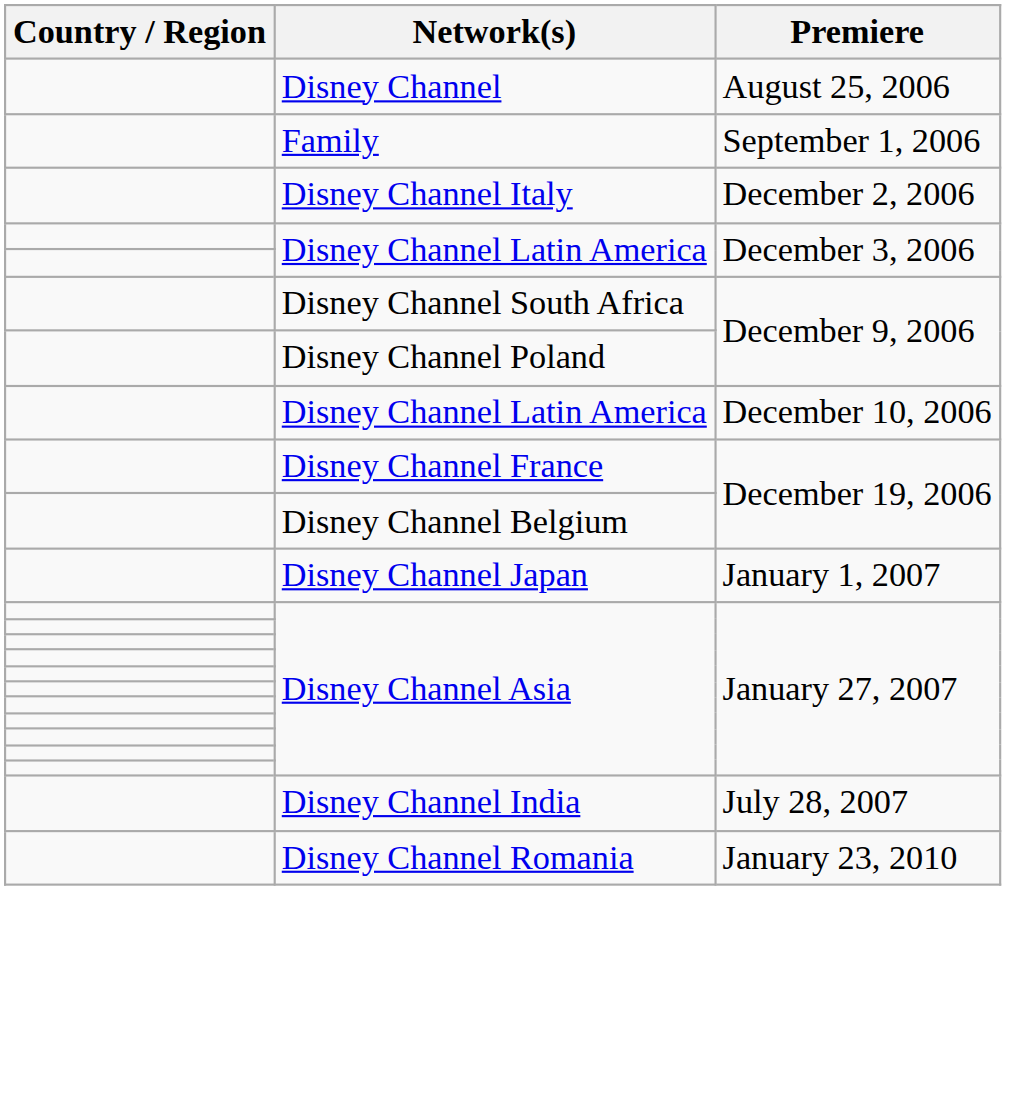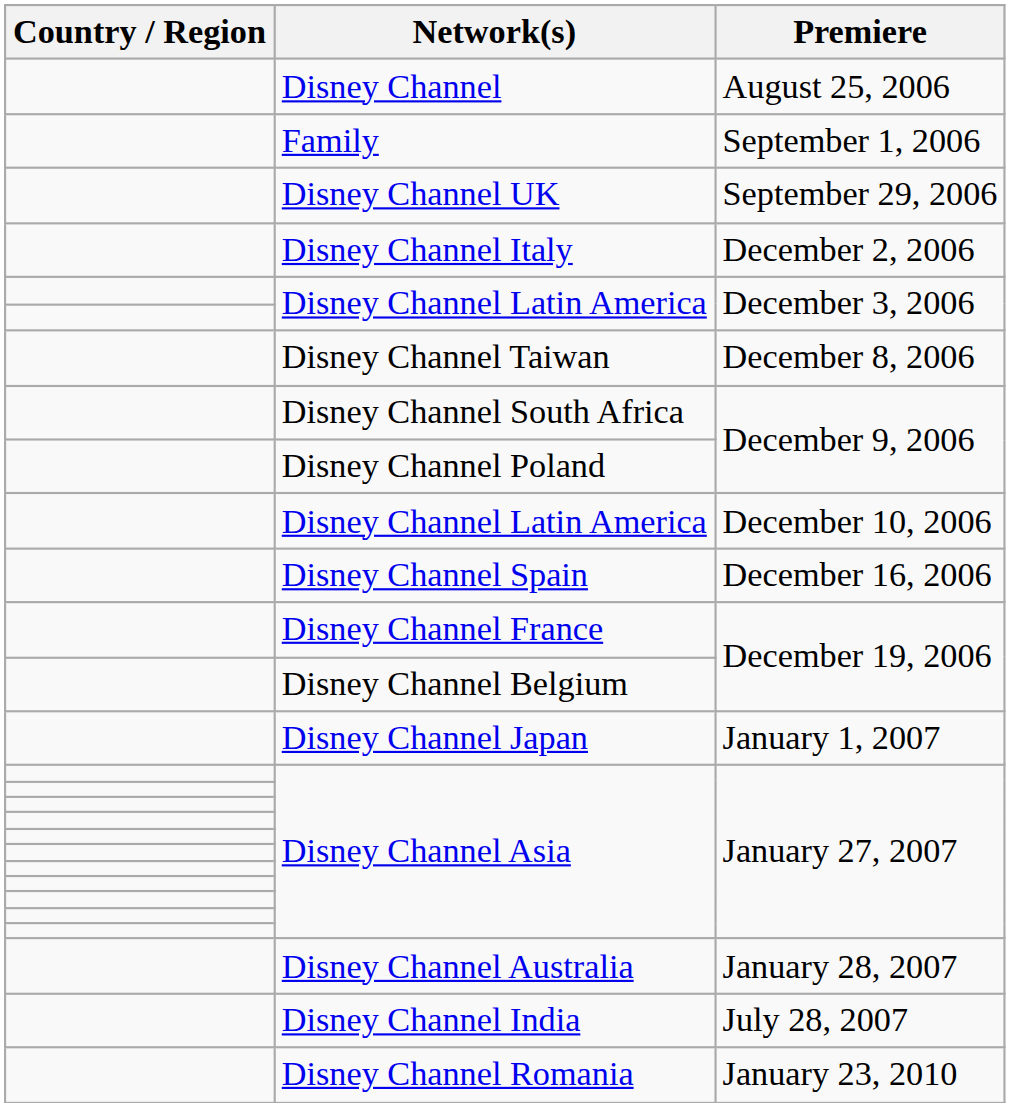+ row: (421, 194)
+ row: (446, 357)
+ row: (435, 574)
+ row: (458, 965)
